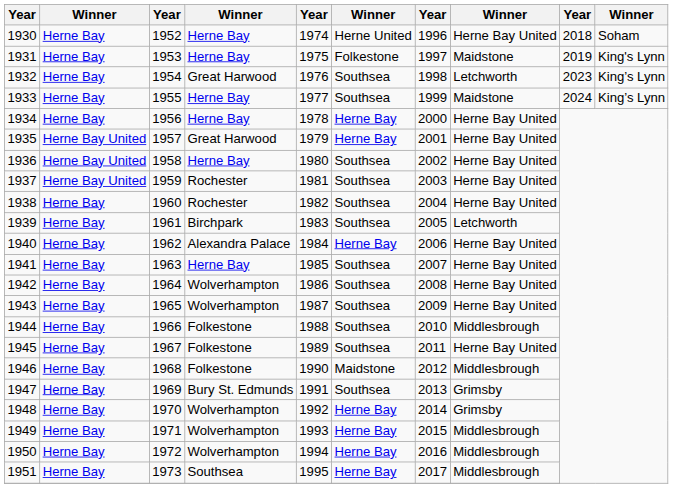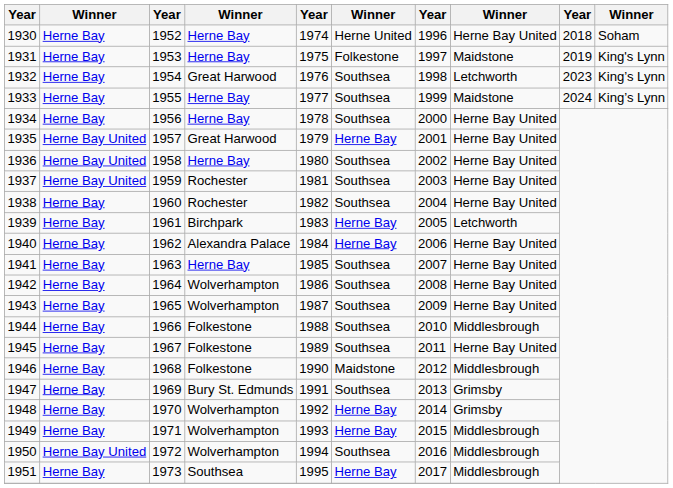(366, 118) Herne Bay -> (362, 118) Southsea
(362, 222) Southsea -> (366, 222) Herne Bay
(74, 451) Herne Bay -> (94, 451) Herne Bay United
(366, 451) Herne Bay -> (362, 451) Southsea
